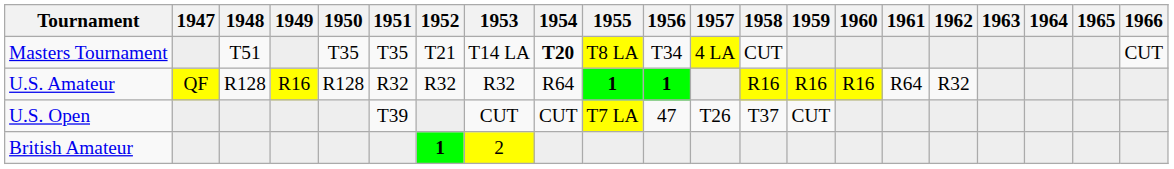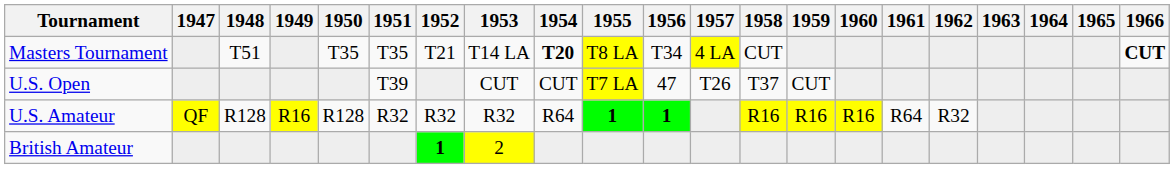(1144, 52) normal -> (1145, 52) bold
rows swapped: (50, 116) <-> (62, 84)
